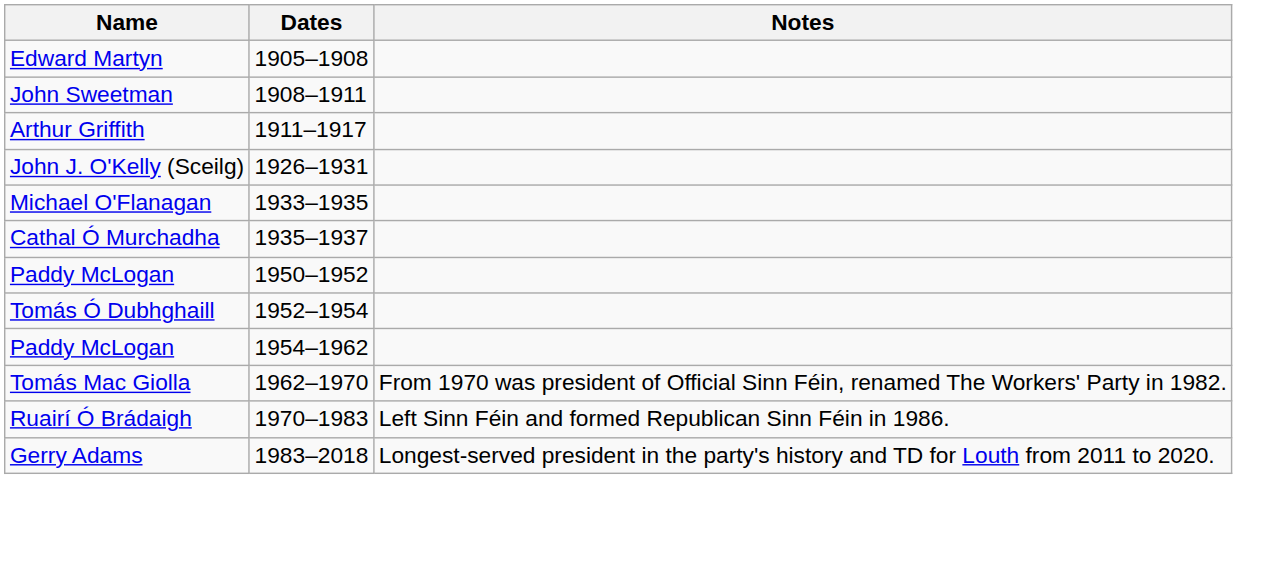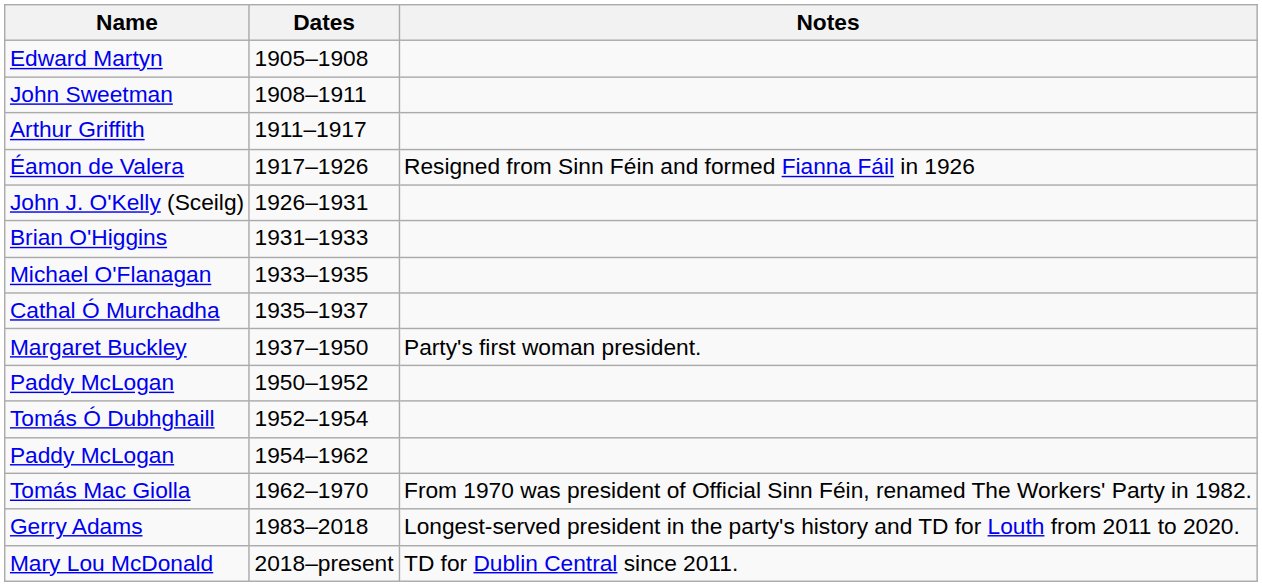+ row: (97, 166)
+ row: (89, 238)
+ row: (98, 346)
- row: (101, 418)
+ row: (112, 563)
